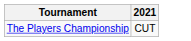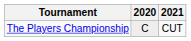+ column: (145, 13)
